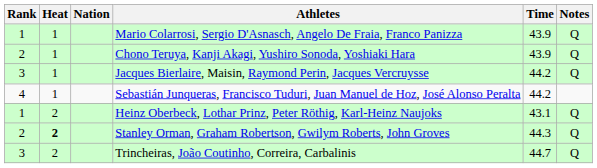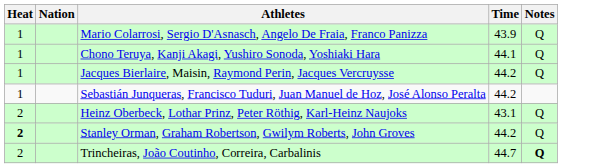- column: (22, 14)
(540, 53) 43.9 -> (505, 53) 44.1
(540, 133) 44.3 -> (505, 133) 44.2
(575, 152) normal -> (540, 152) bold
